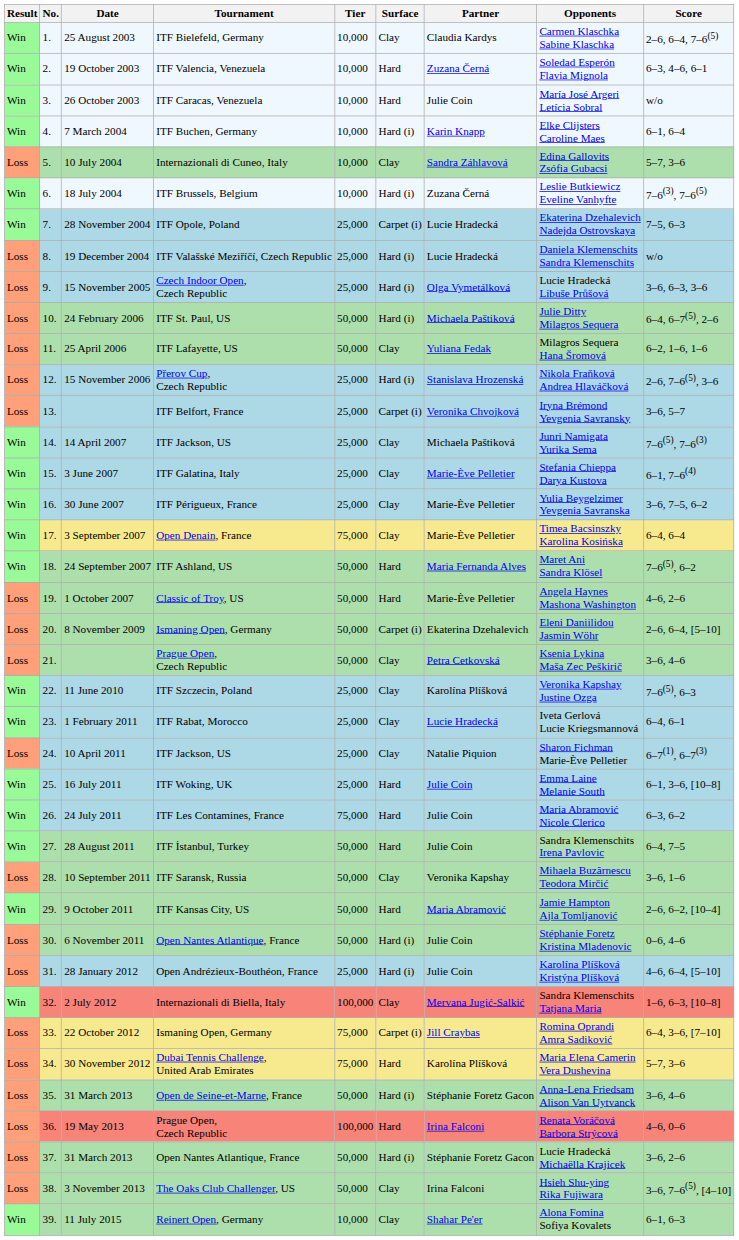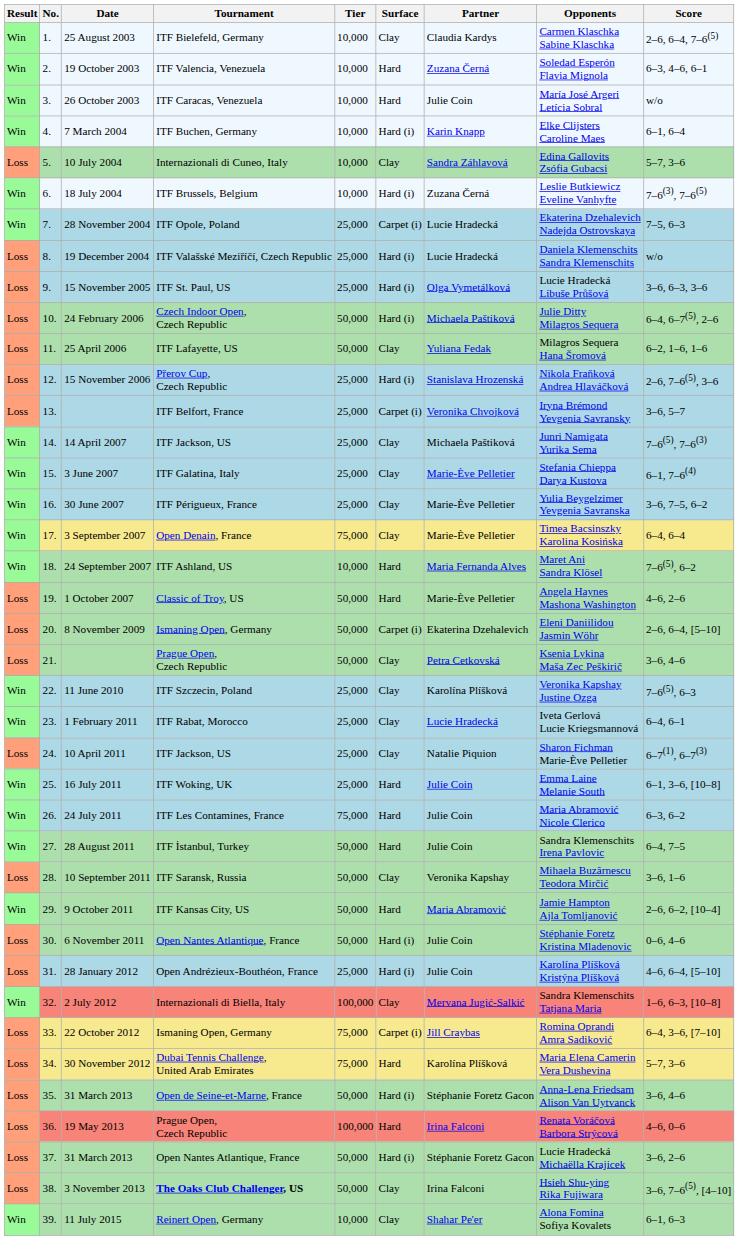(201, 286) Czech Indoor Open, Czech Republic -> (193, 286) ITF St. Paul, US
(193, 317) ITF St. Paul, US -> (201, 317) Czech Indoor Open, Czech Republic
(352, 566) 50,000 -> (352, 566) 10,000
(226, 1188) normal -> (230, 1188) bold
